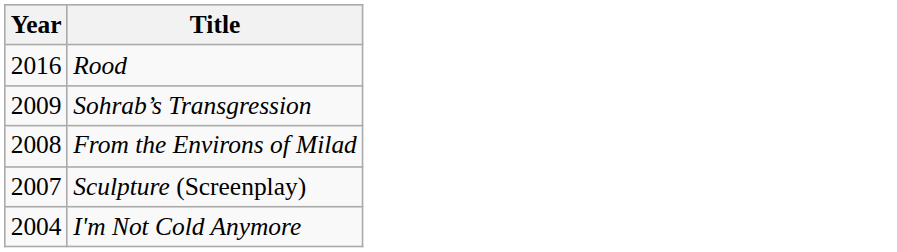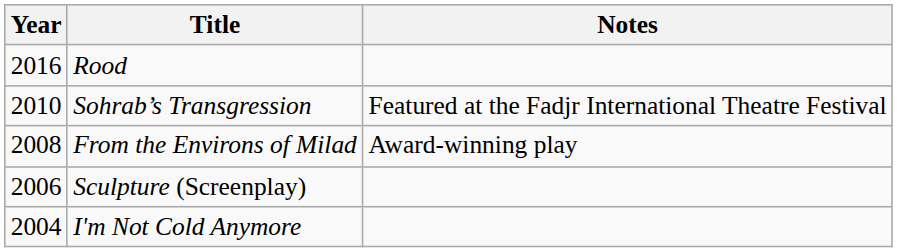+ column: (628, 24)
(36, 105) 2009 -> (36, 105) 2010
(36, 186) 2007 -> (36, 186) 2006
